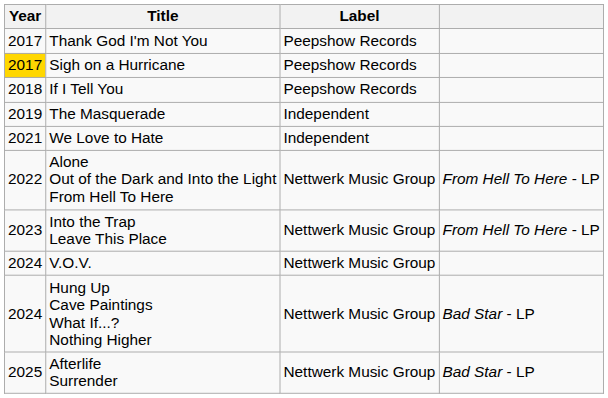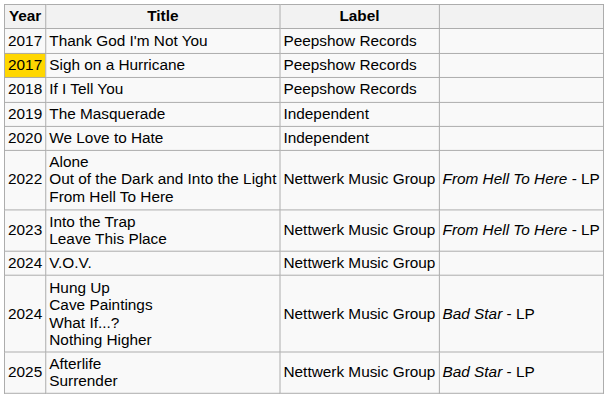(25, 138) 2021 -> (25, 138) 2020
